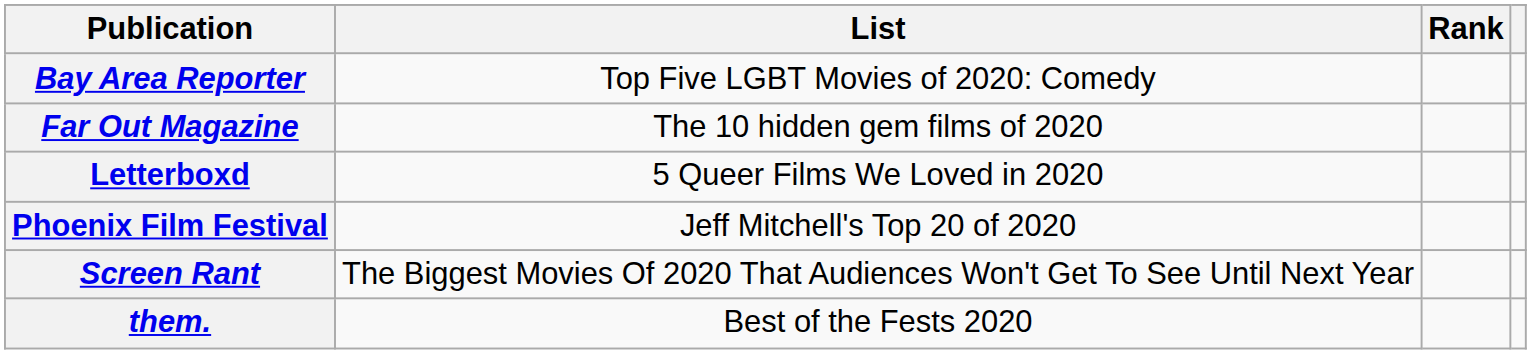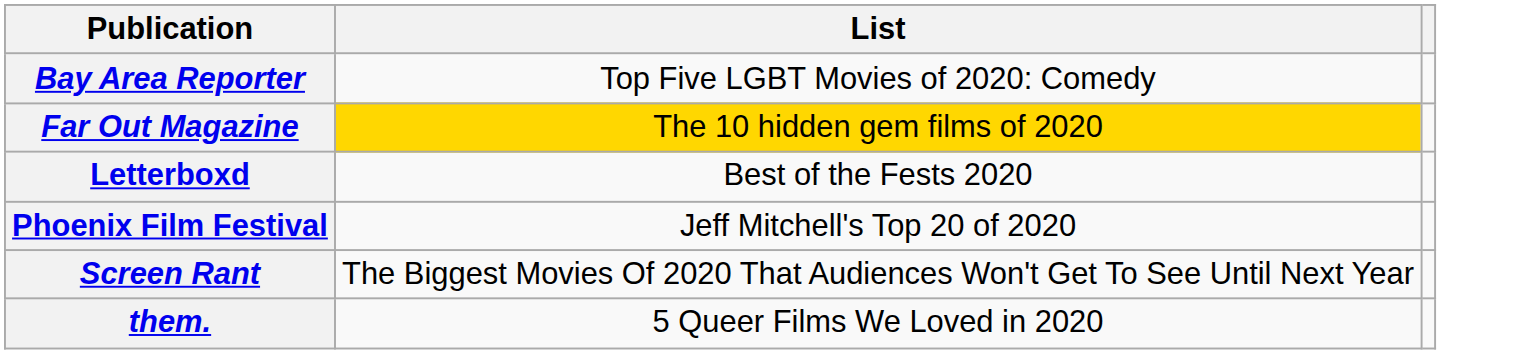- column: (1466, 28)
(878, 126) no background -> (878, 126) gold background
(878, 175) 5 Queer Films We Loved in 2020 -> (878, 175) Best of the Fests 2020
(878, 322) Best of the Fests 2020 -> (878, 322) 5 Queer Films We Loved in 2020
